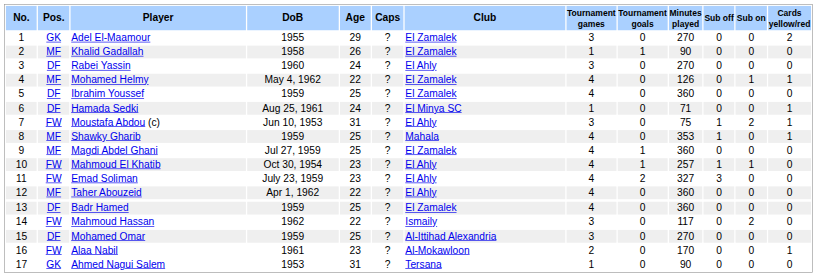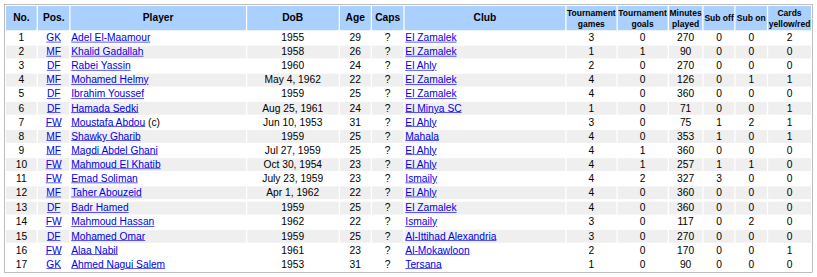(591, 66) 3 -> (591, 66) 2
(431, 150) El Zamalek -> (421, 150) El Ahly
(421, 178) El Ahly -> (421, 178) Ismaily
